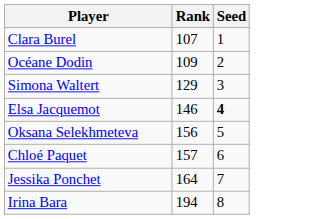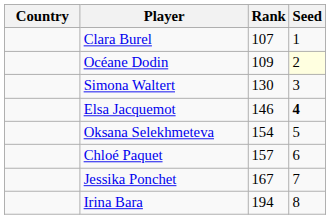+ column: (42, 16)
(220, 62) no background -> (296, 62) lightyellow background
(187, 86) 129 -> (262, 86) 130
(187, 132) 156 -> (262, 132) 154
(187, 179) 164 -> (262, 179) 167
